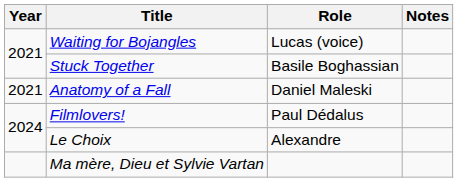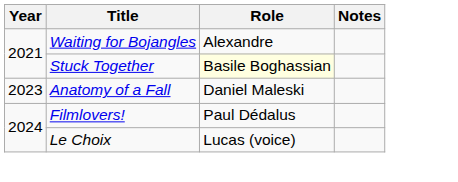(317, 41) Lucas (voice) -> (238, 41) Alexandre
(335, 66) no background -> (267, 66) lightyellow background
(25, 90) 2021 -> (25, 90) 2023
(306, 139) Alexandre -> (249, 139) Lucas (voice)
- row: (157, 164)
